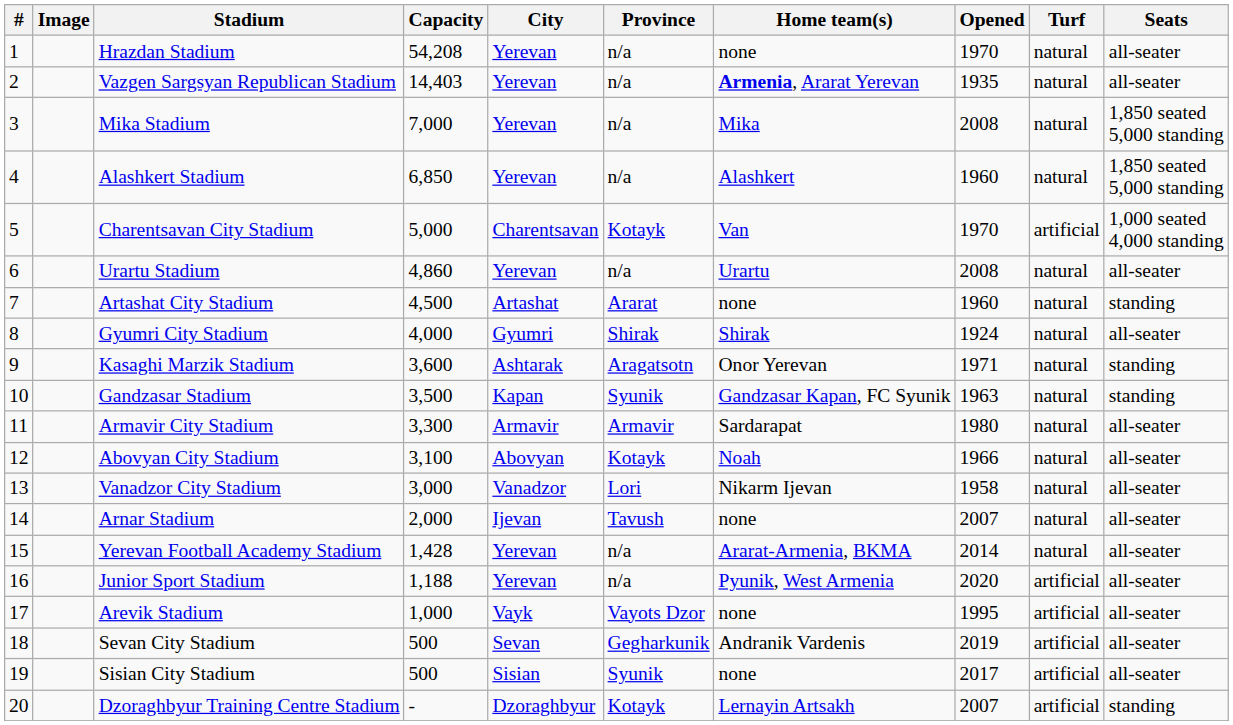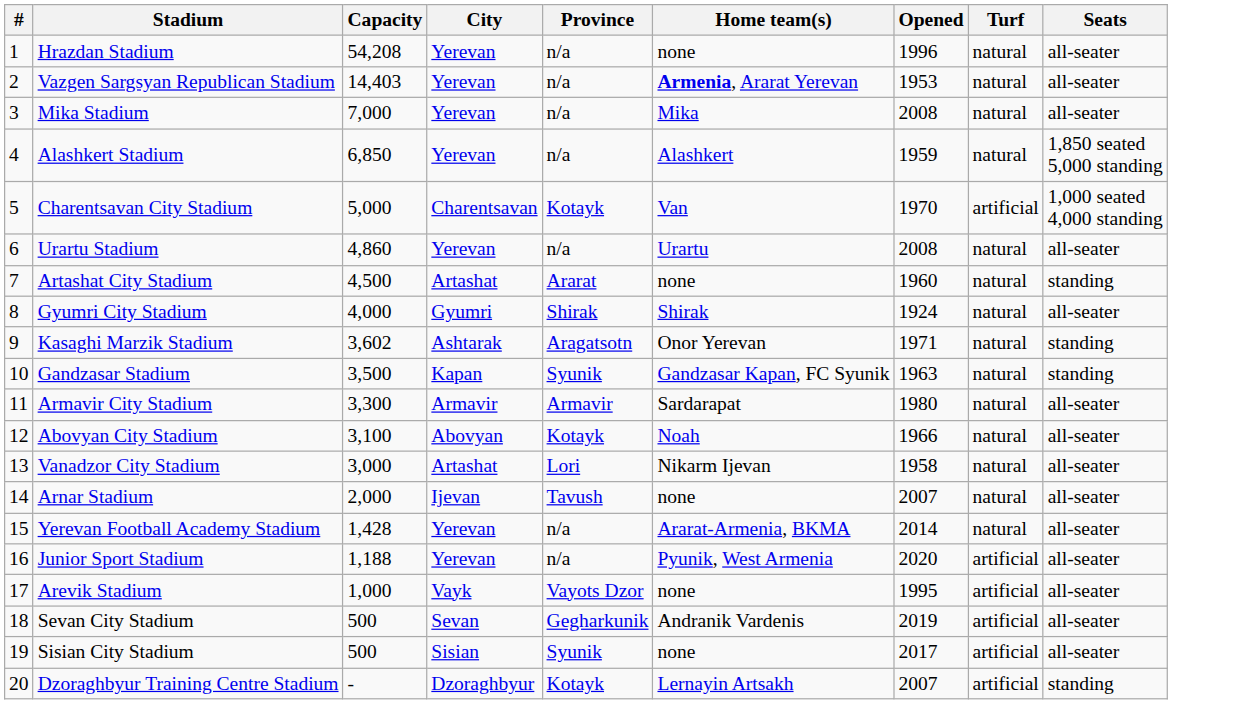- column: (64, 19)
(979, 50) 1970 -> (918, 50) 1996
(979, 81) 1935 -> (918, 81) 1953
(1166, 123) 1,850 seated 5,000 standing -> (1083, 112) all-seater
(979, 176) 1960 -> (918, 154) 1959
(431, 364) 3,600 -> (369, 342) 3,602
(529, 488) Vanadzor -> (464, 466) Artashat
